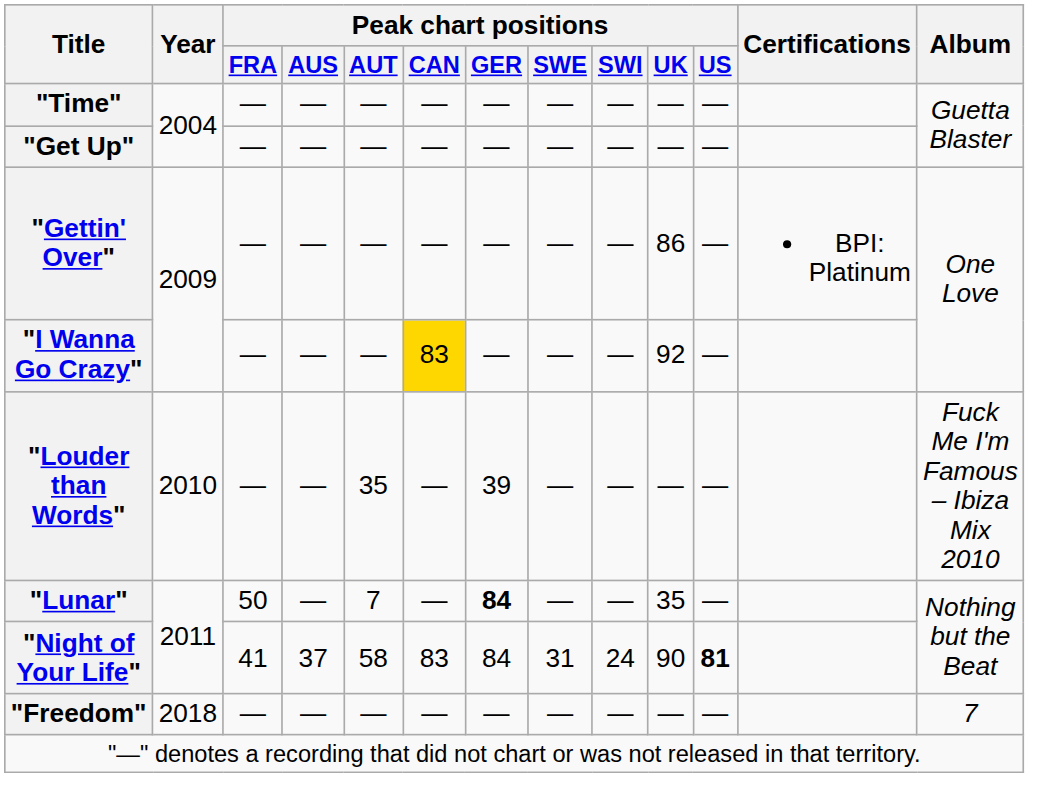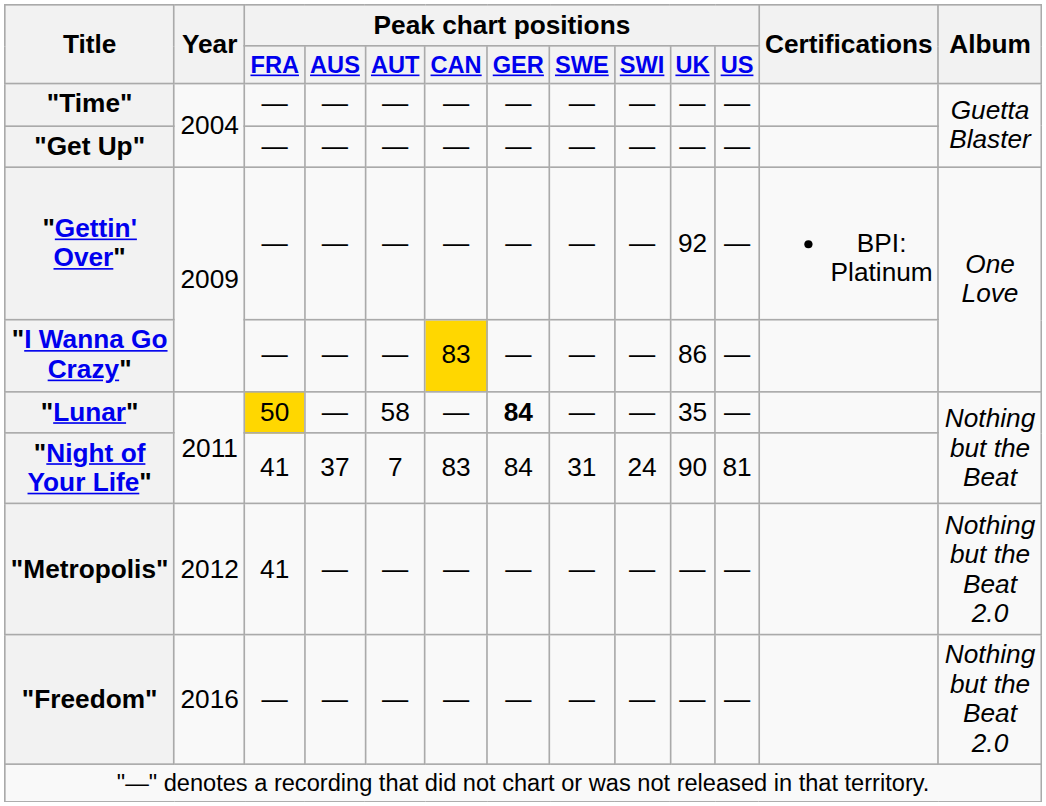(671, 243) 86 -> (693, 243) 92
(671, 355) 92 -> (693, 355) 86
- row: (79, 485)
(253, 600) no background -> (275, 411) gold background
(373, 600) 7 -> (395, 411) 58
(373, 657) 58 -> (395, 468) 7
(715, 657) bold -> (737, 468) normal
+ row: (90, 568)
(188, 713) 2018 -> (210, 698) 2016
(970, 713) 7 -> (990, 698) Nothing but the Beat 2.0
